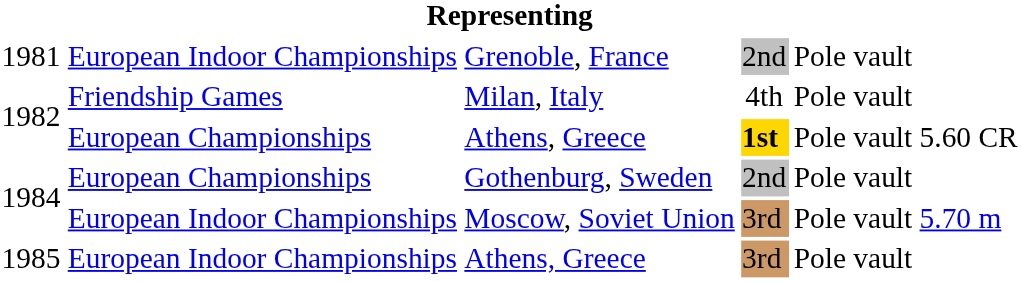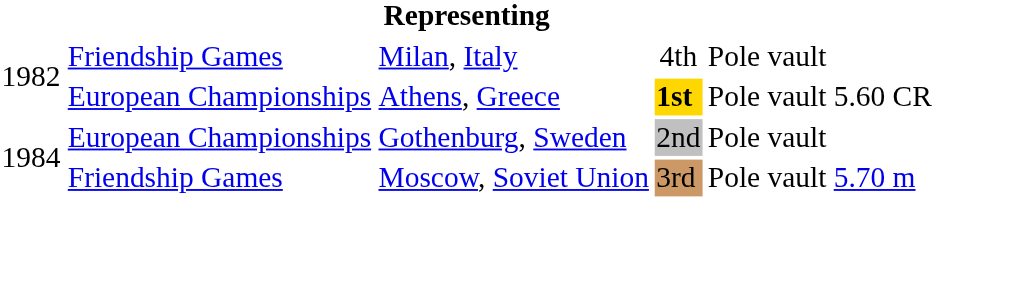- row: (31, 56)
(262, 218) European Indoor Championships -> (175, 177) Friendship Games
- row: (31, 258)
